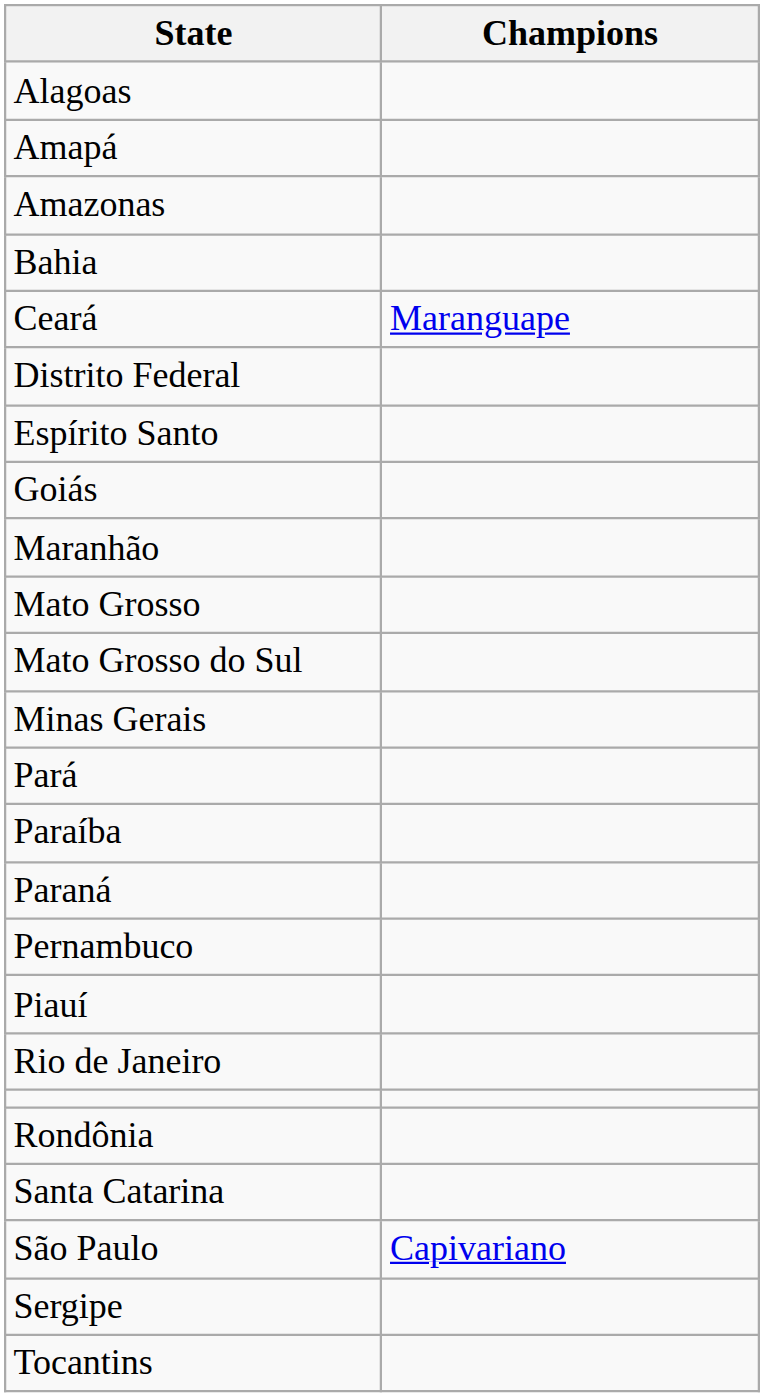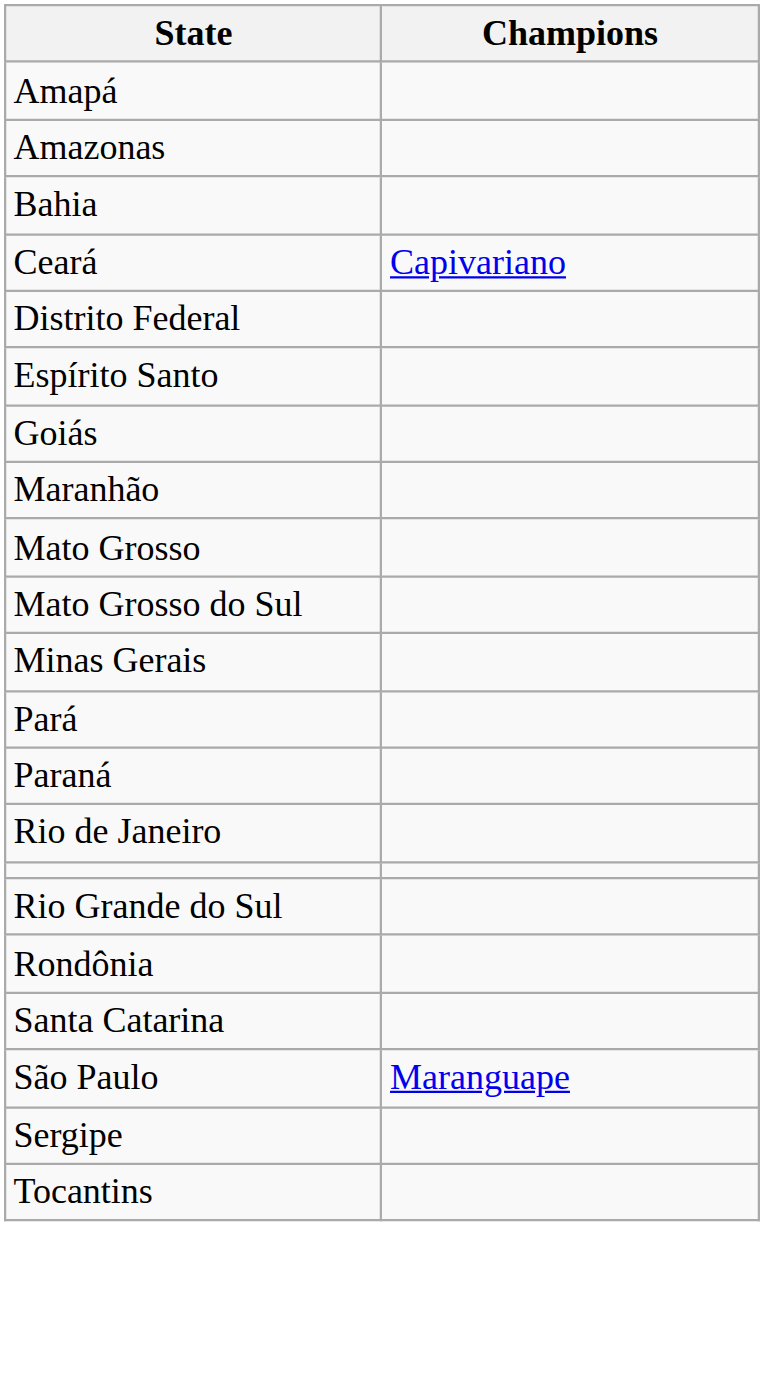- row: (72, 90)
(480, 318) Maranguape -> (478, 261) Capivariano
- row: (67, 832)
- row: (103, 946)
- row: (50, 1003)
+ row: (148, 906)
(478, 1248) Capivariano -> (480, 1077) Maranguape
